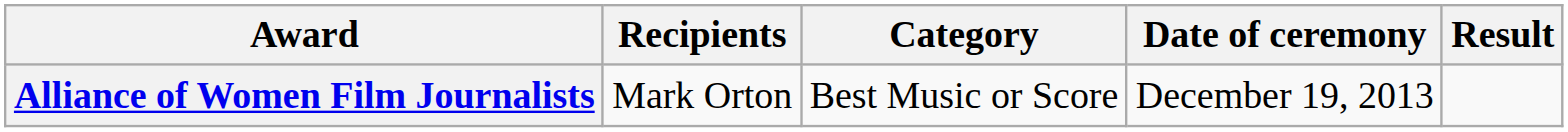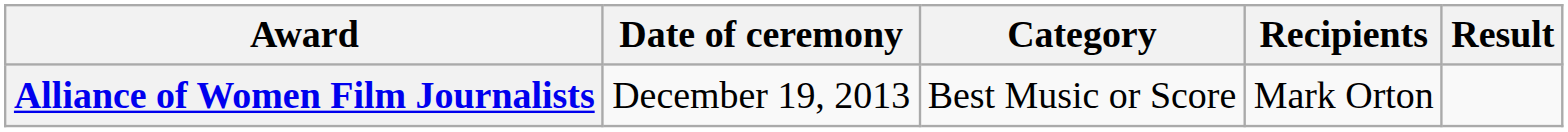columns swapped: (1285, 34) <-> (702, 34)
